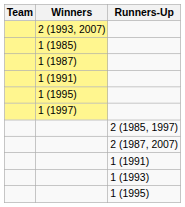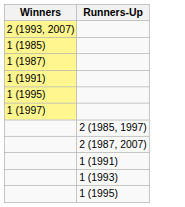- column: (20, 12)
